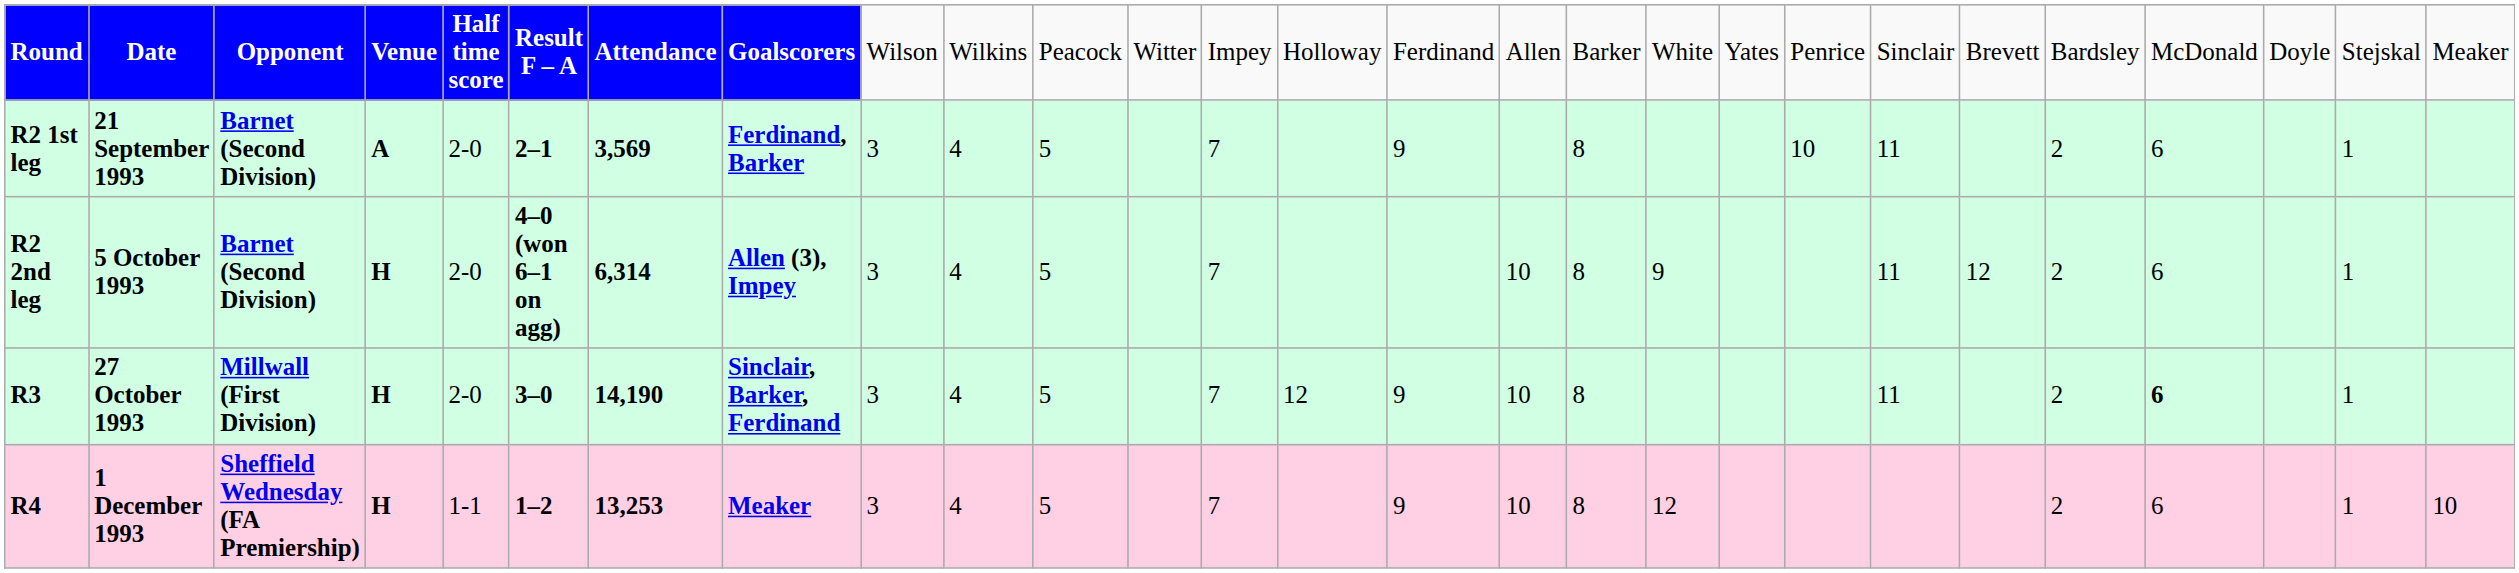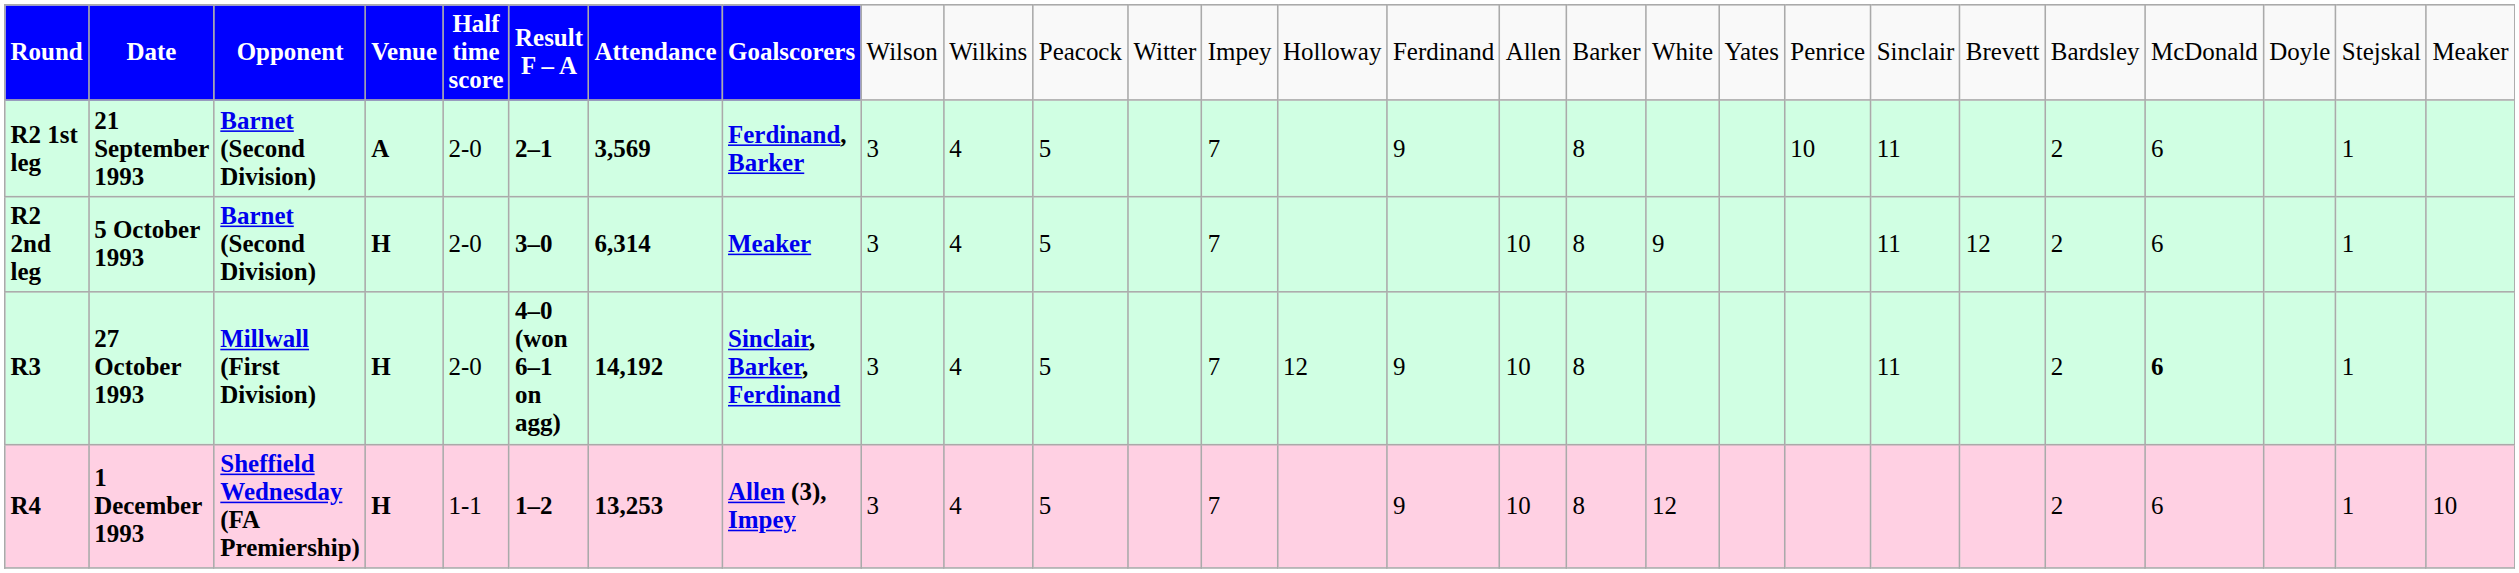(541, 271) 4–0 (won 6–1 on agg) -> (534, 243) 3–0
(777, 271) Allen (3), Impey -> (770, 243) Meaker
(534, 395) 3–0 -> (541, 367) 4–0 (won 6–1 on agg)
(629, 395) 14,190 -> (629, 367) 14,192
(770, 505) Meaker -> (777, 505) Allen (3), Impey
